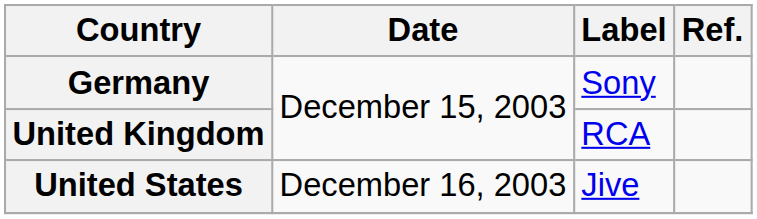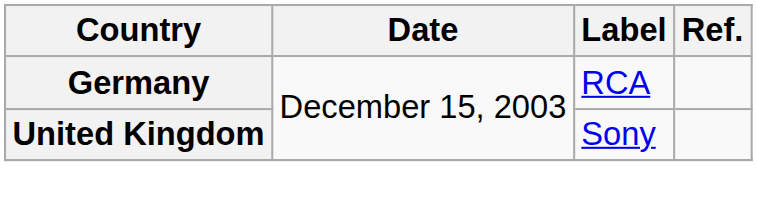(619, 82) Sony -> (616, 82) RCA
(616, 133) RCA -> (619, 133) Sony
- row: (139, 185)
